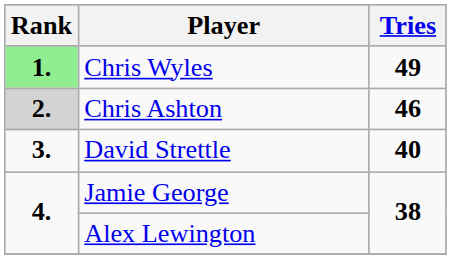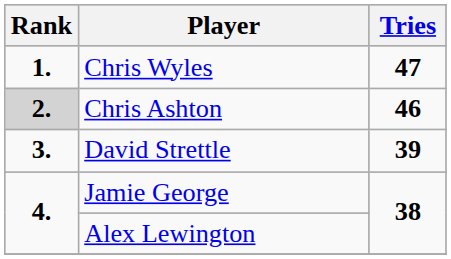(41, 66) lightgreen background -> (41, 66) no background
(408, 66) 49 -> (408, 66) 47
(408, 150) 40 -> (408, 150) 39
